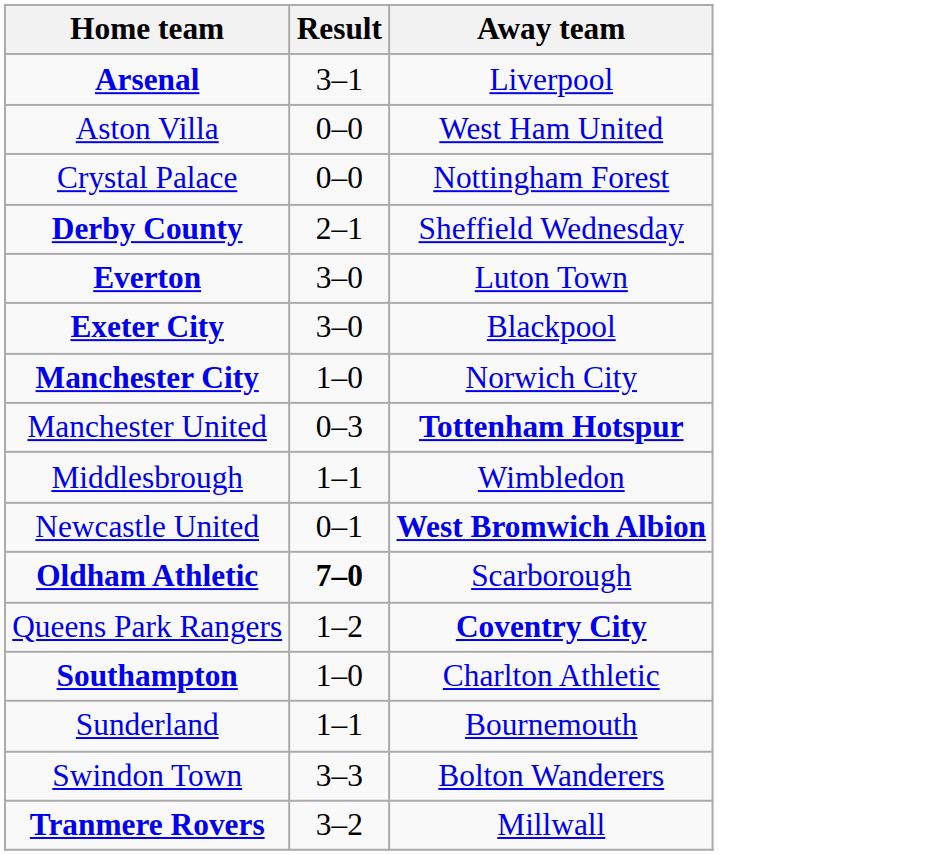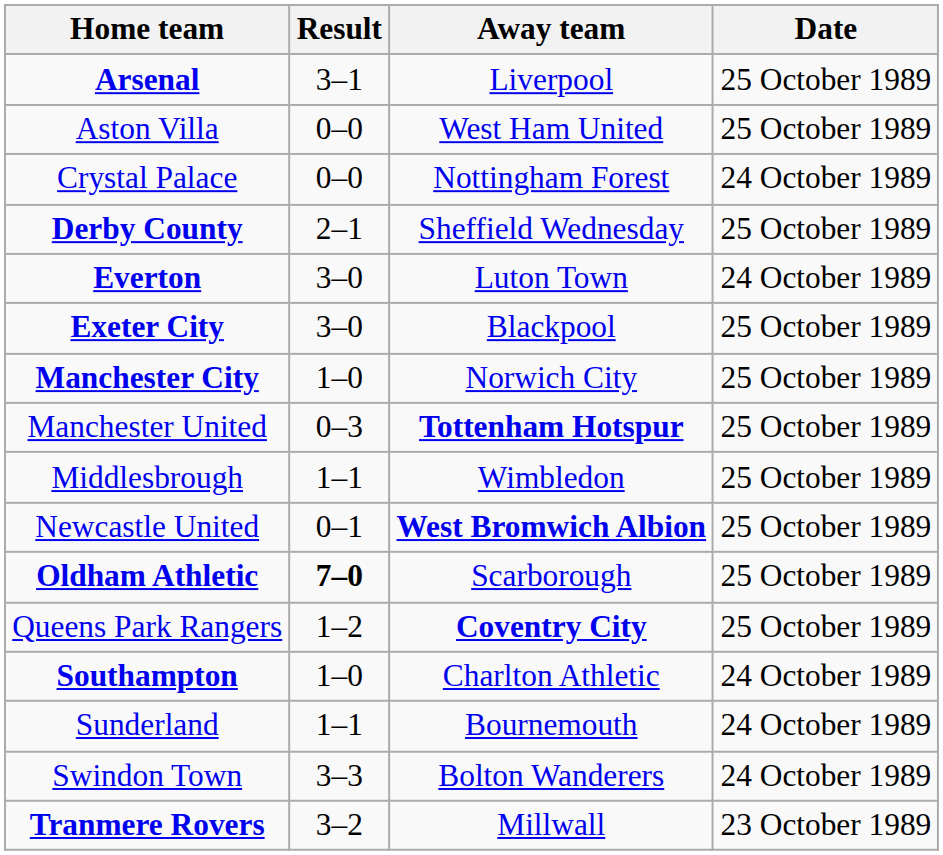+ column: (826, 29)
